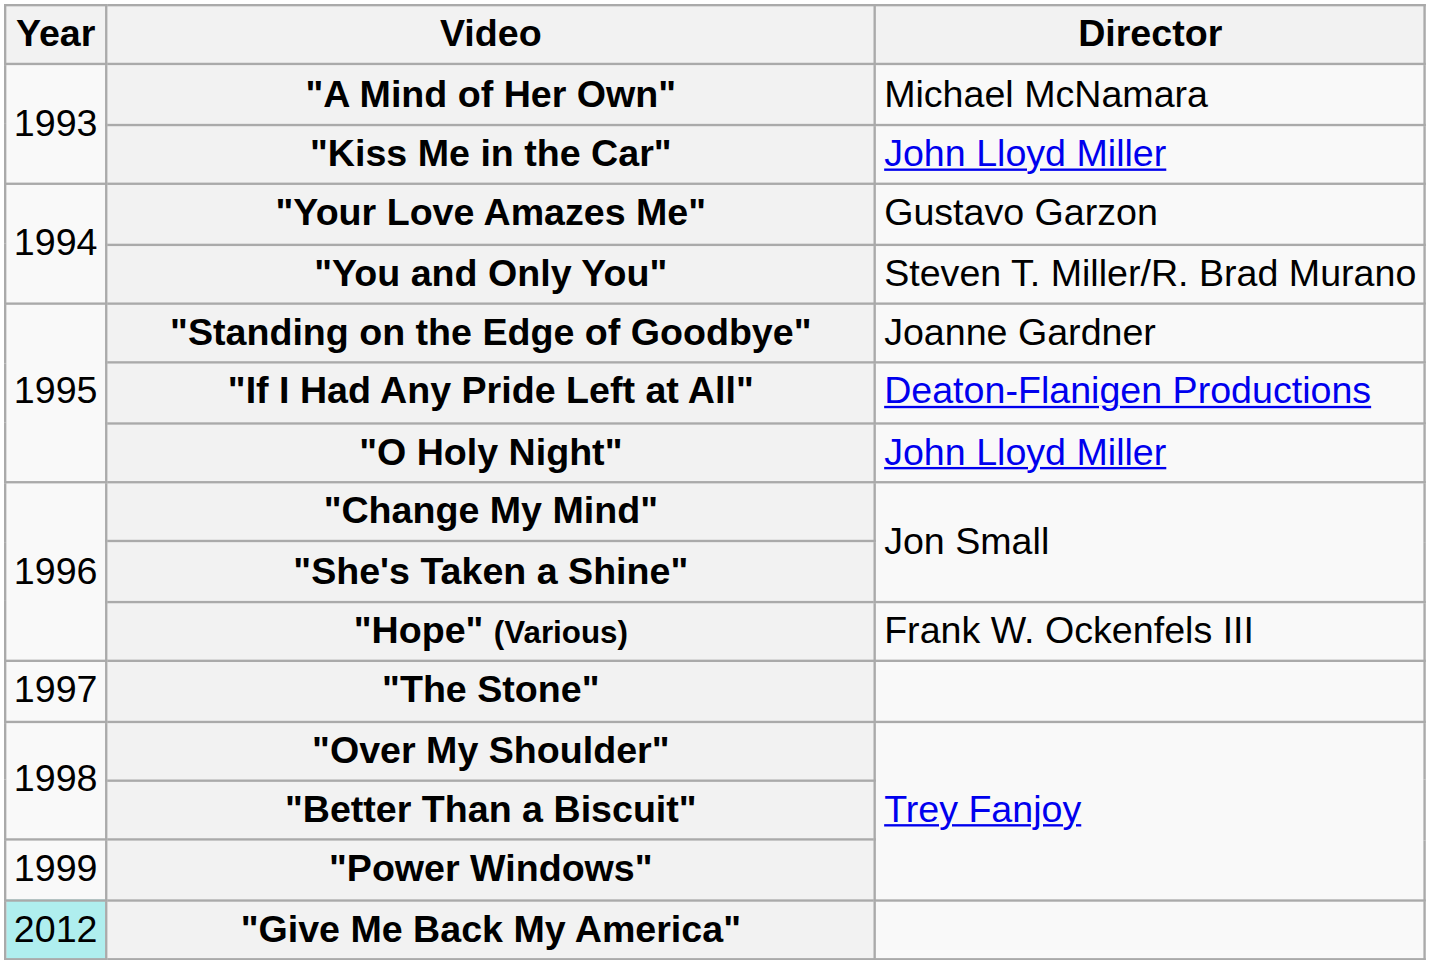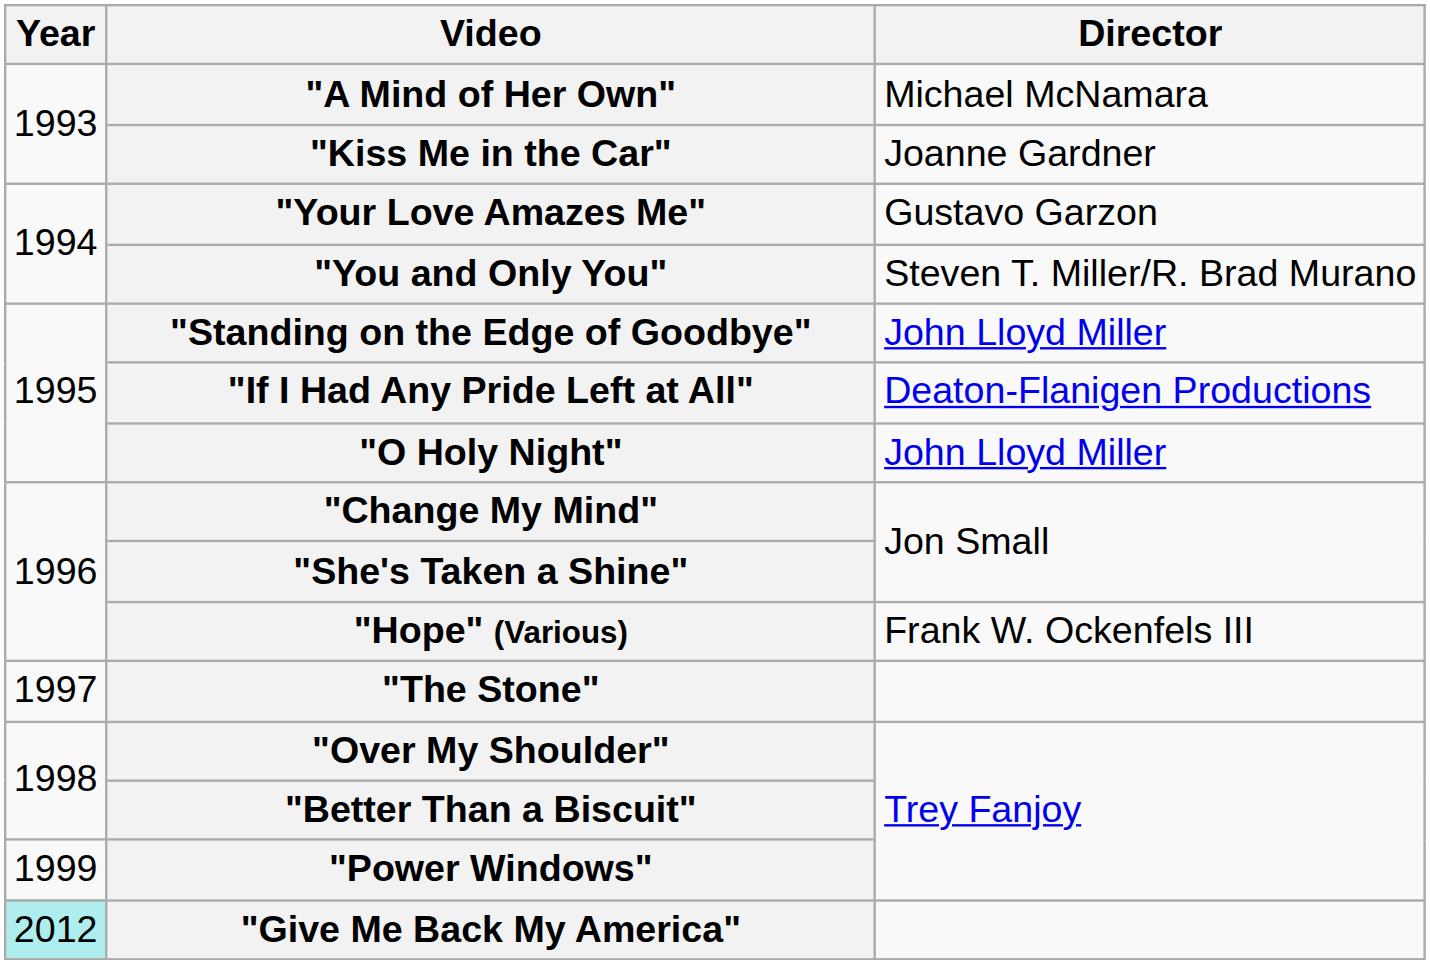(1025, 153) John Lloyd Miller -> (1020, 153) Joanne Gardner
(1020, 332) Joanne Gardner -> (1025, 332) John Lloyd Miller
